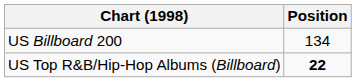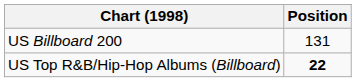(318, 40) 134 -> (318, 40) 131
